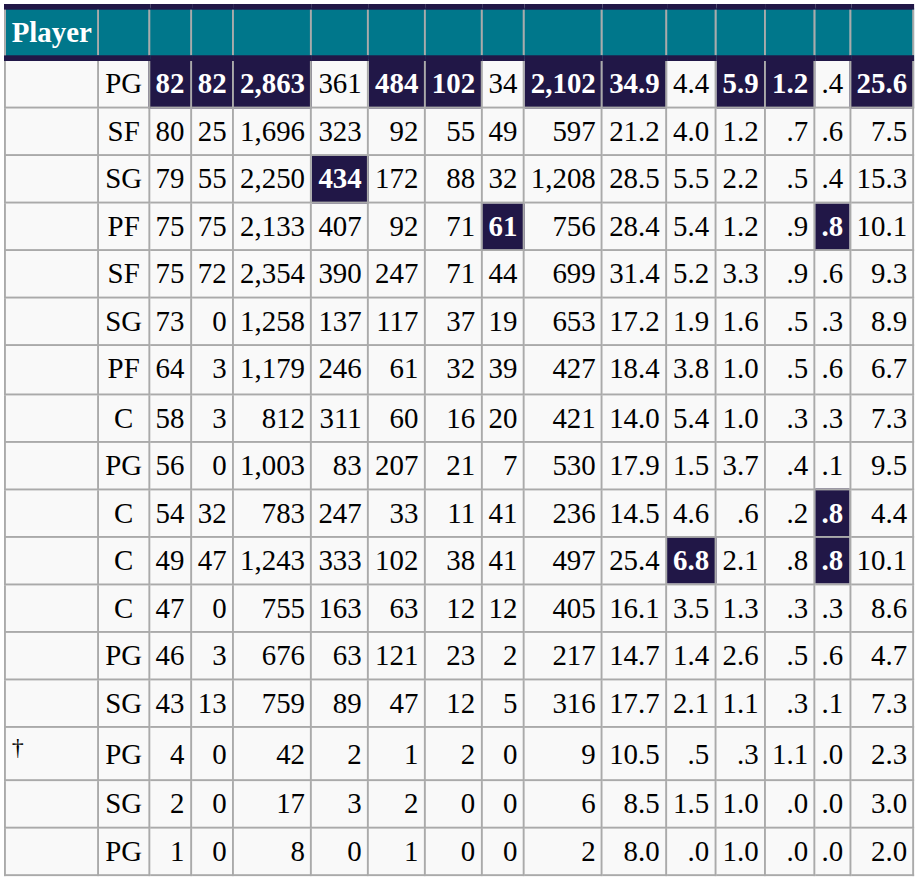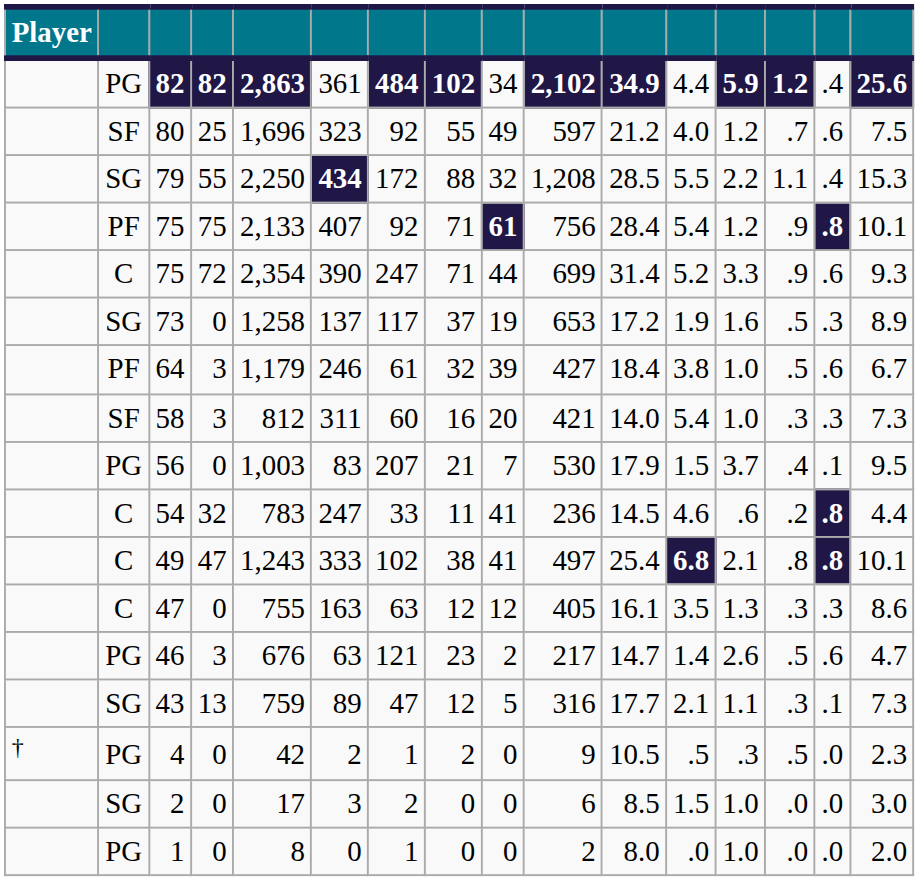(797, 178) .5 -> (790, 178) 1.1
(124, 274) SF -> (124, 274) C
(124, 417) C -> (124, 417) SF
(790, 753) 1.1 -> (797, 753) .5
